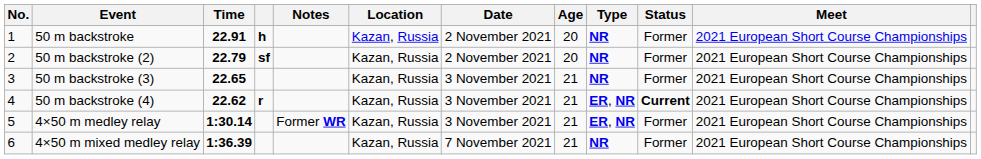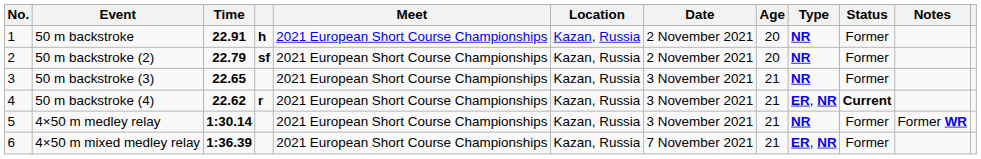columns swapped: (831, 15) <-> (311, 15)
(612, 121) ER, NR -> (801, 121) NR
(599, 143) NR -> (814, 143) ER, NR
